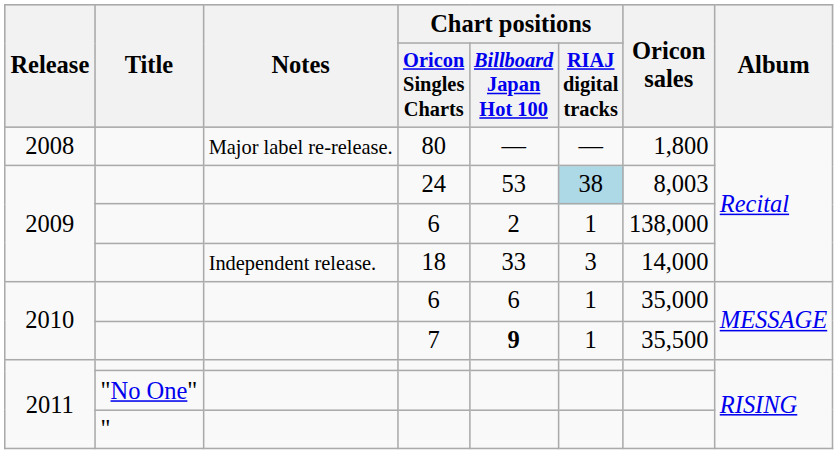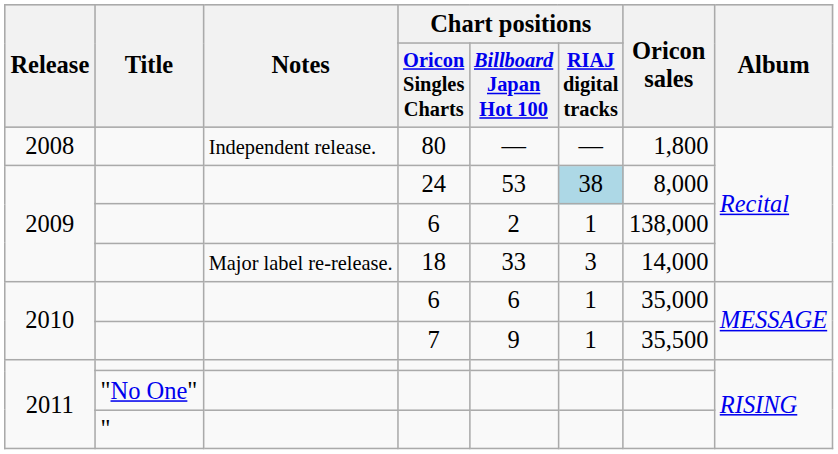(301, 147) Major label re-release. -> (292, 147) Independent release.
(681, 184) 8,003 -> (681, 184) 8,000
(292, 263) Independent release. -> (301, 263) Major label re-release.
(514, 339) bold -> (514, 339) normal
